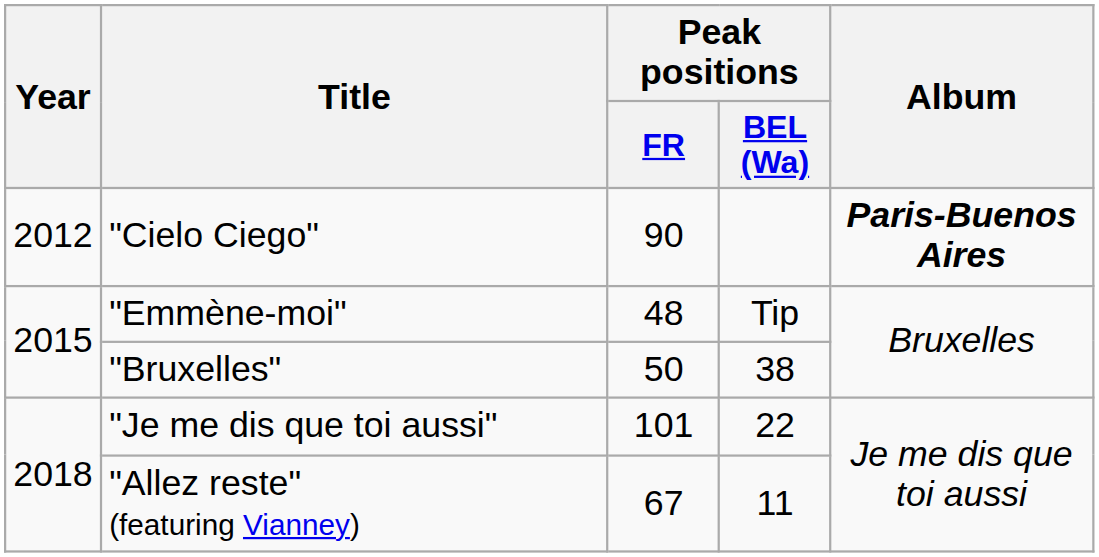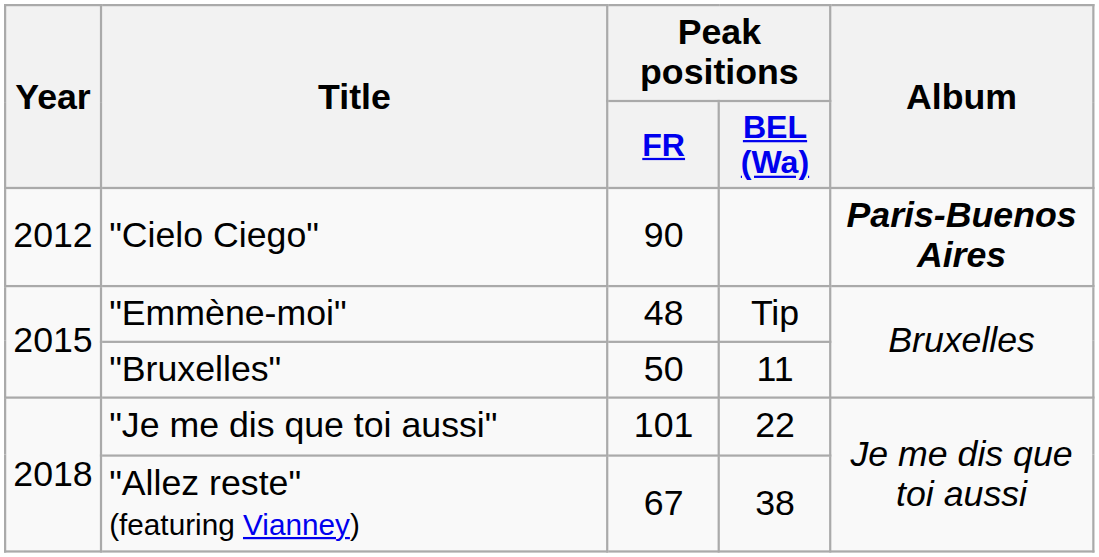(775, 369) 38 -> (775, 369) 11
(775, 502) 11 -> (775, 502) 38
